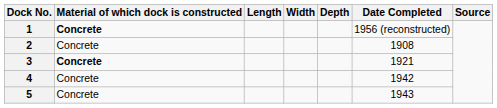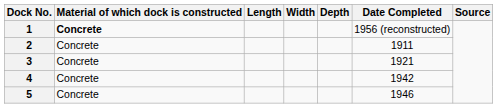(402, 45) 1908 -> (402, 45) 1911
(79, 62) bold -> (78, 62) normal
(402, 95) 1943 -> (402, 95) 1946
